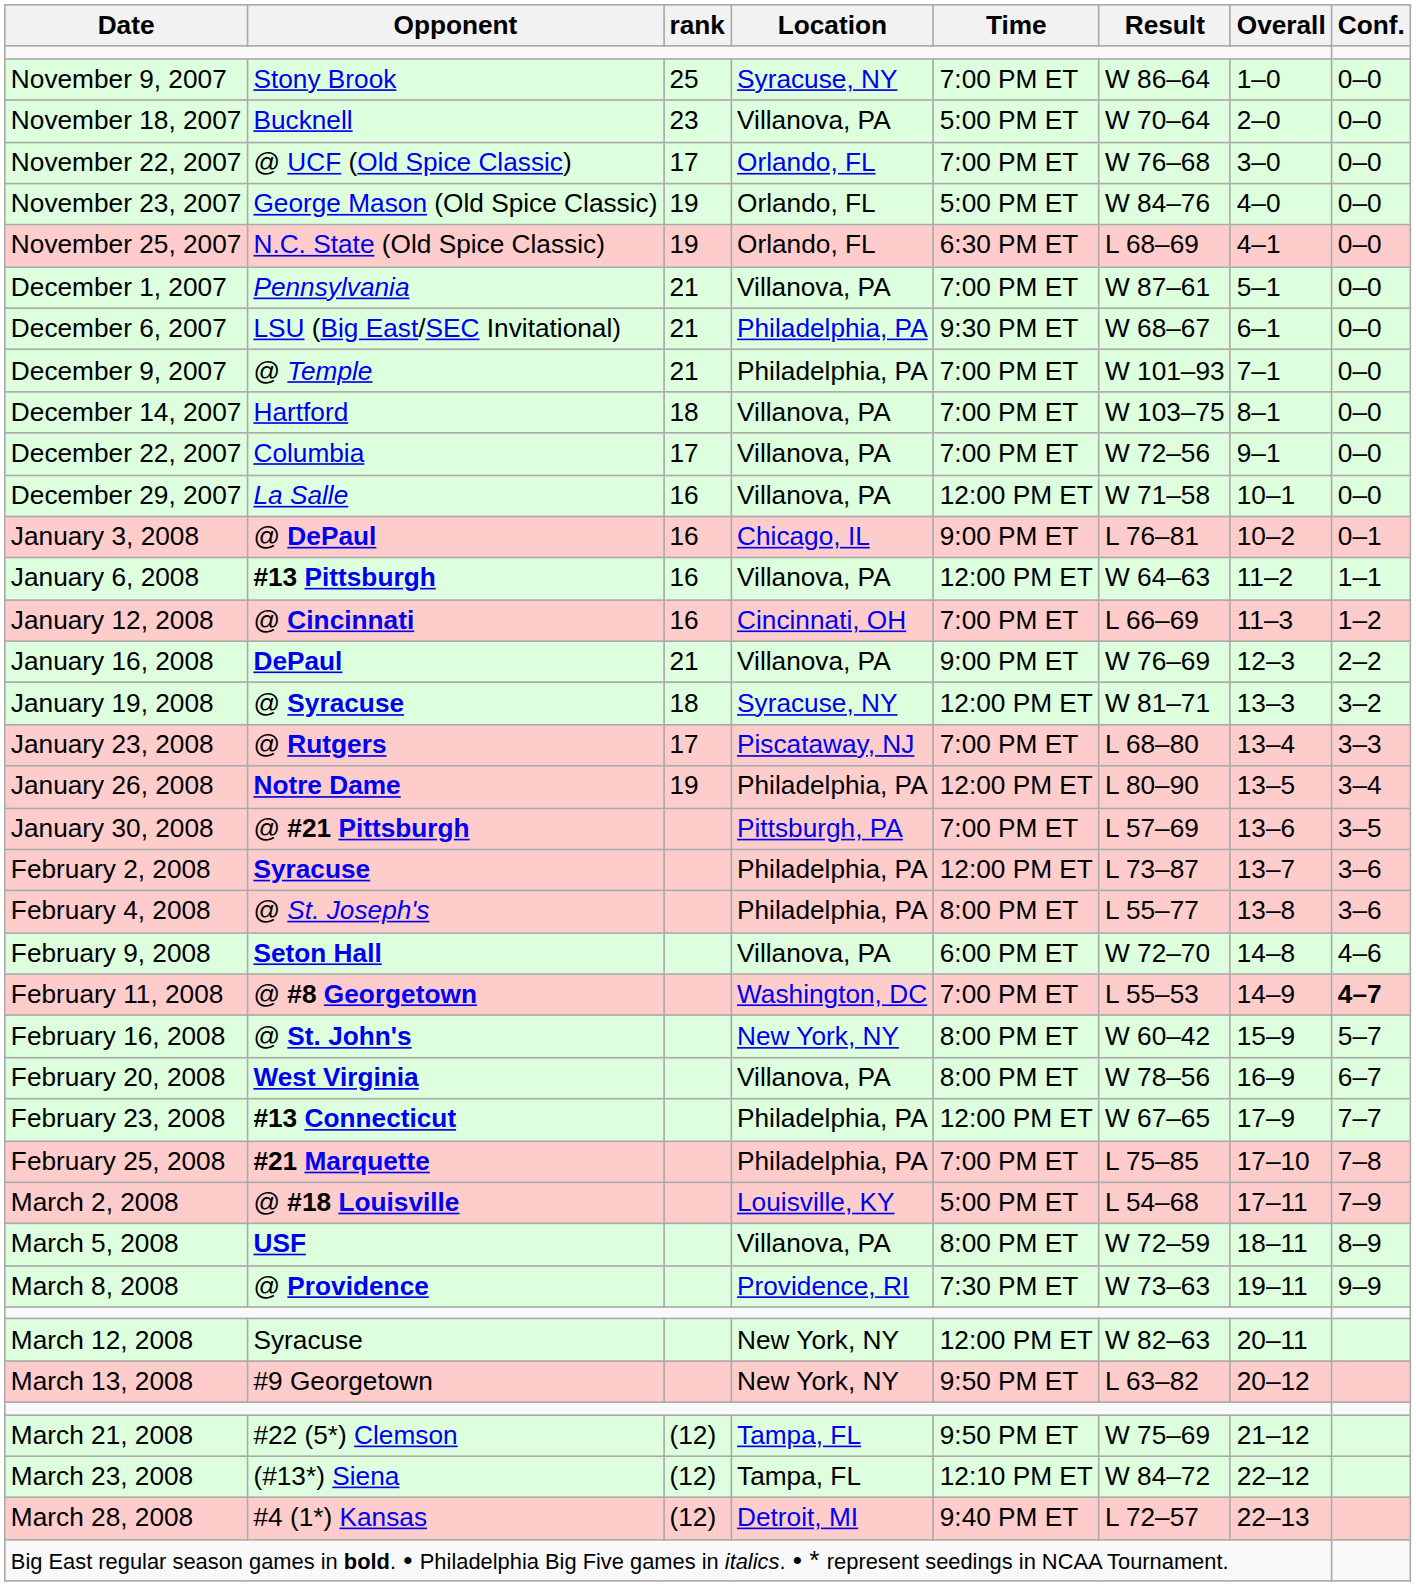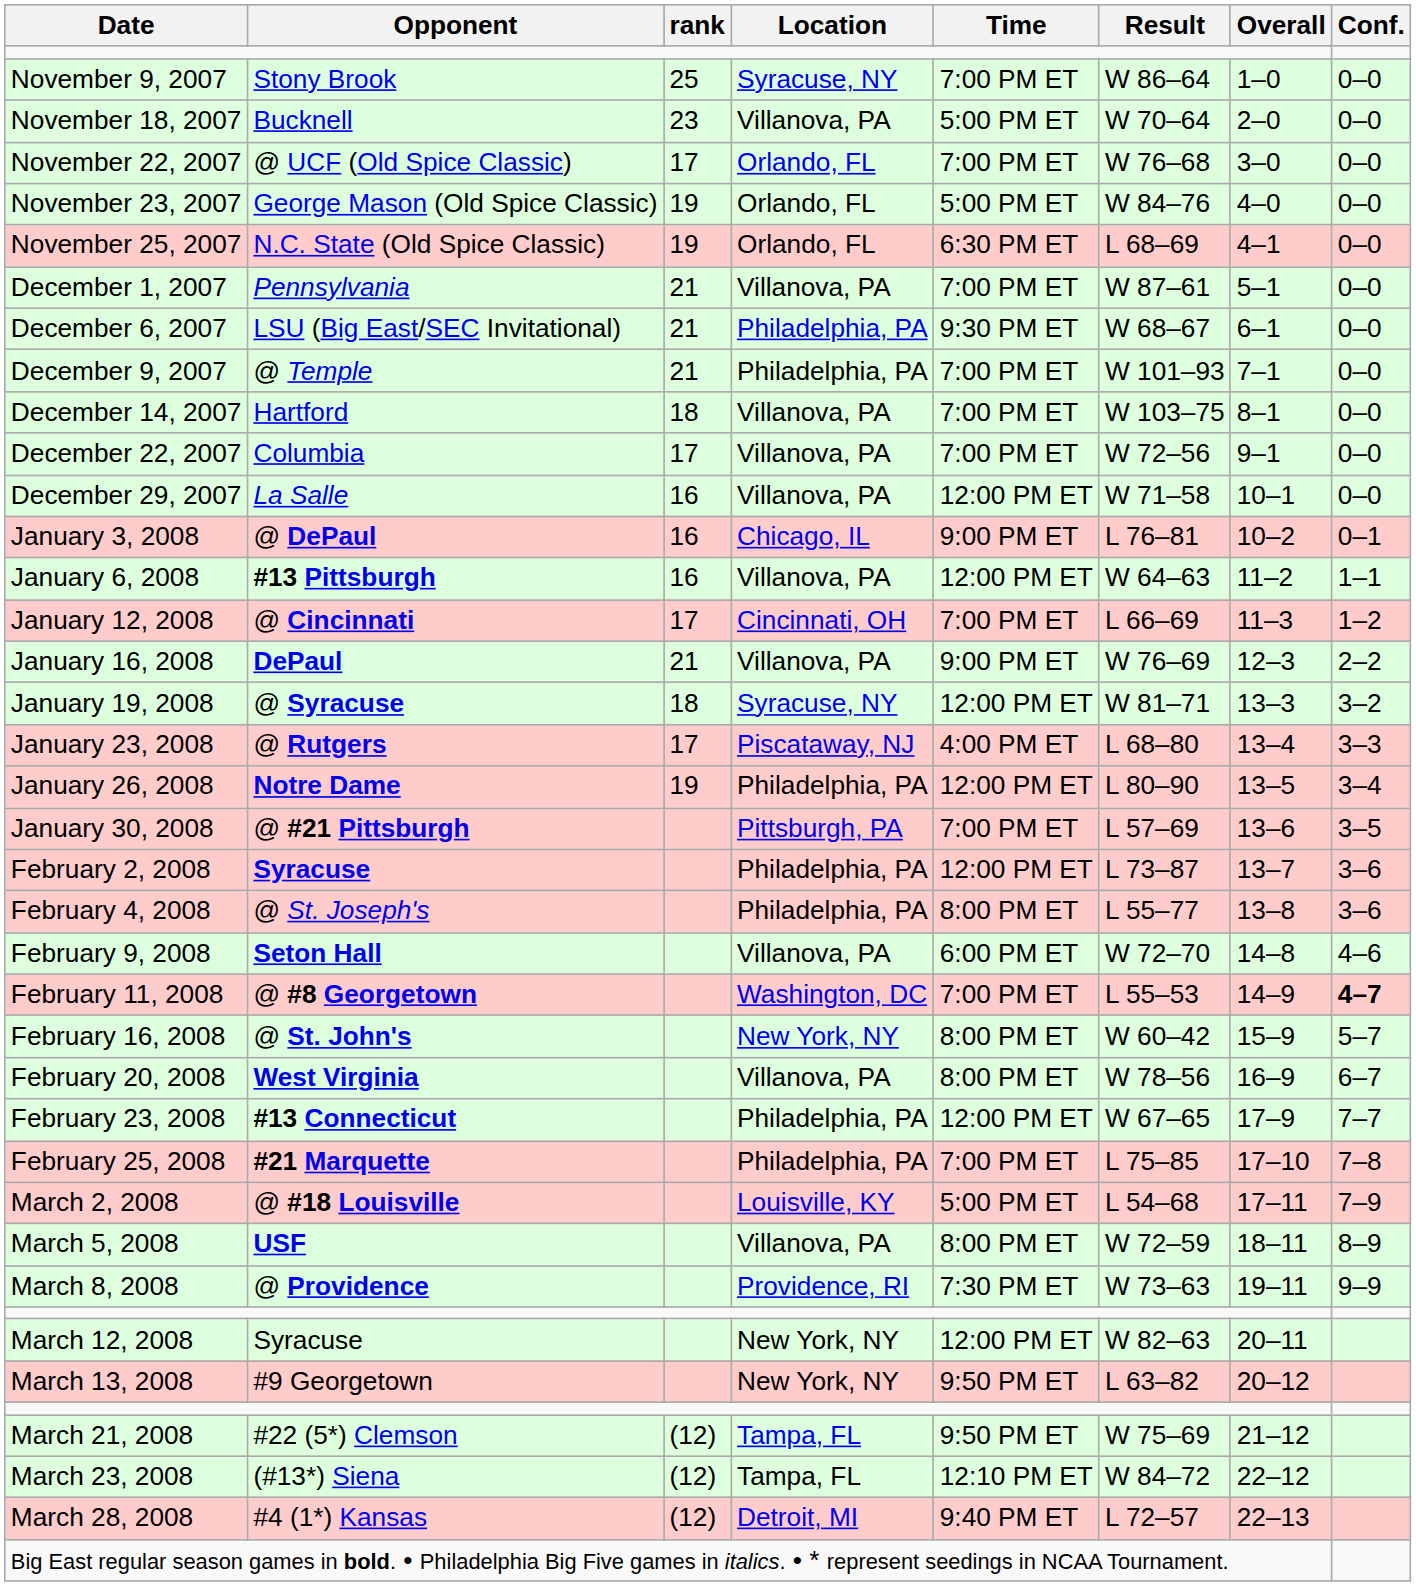(684, 620) 16 -> (684, 620) 17
(1009, 744) 7:00 PM ET -> (1009, 744) 4:00 PM ET
